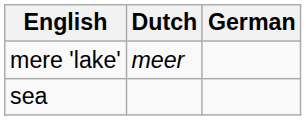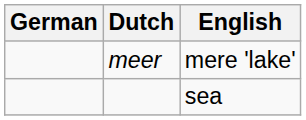columns swapped: (252, 22) <-> (65, 22)
